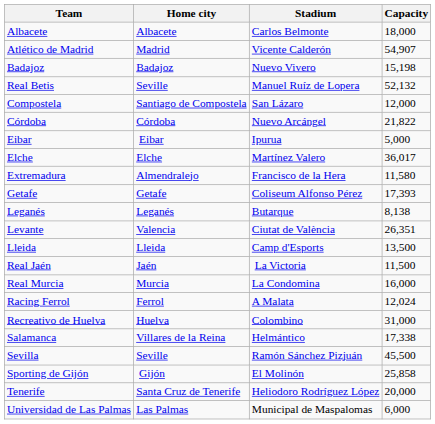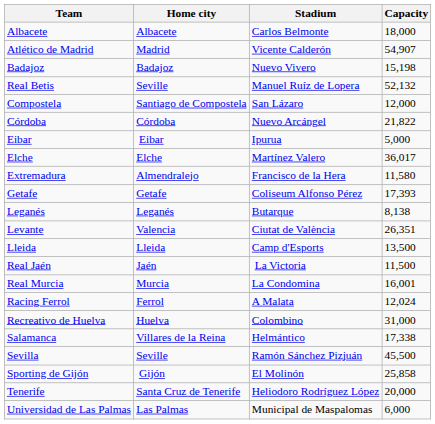(400, 283) 16,000 -> (400, 283) 16,001
